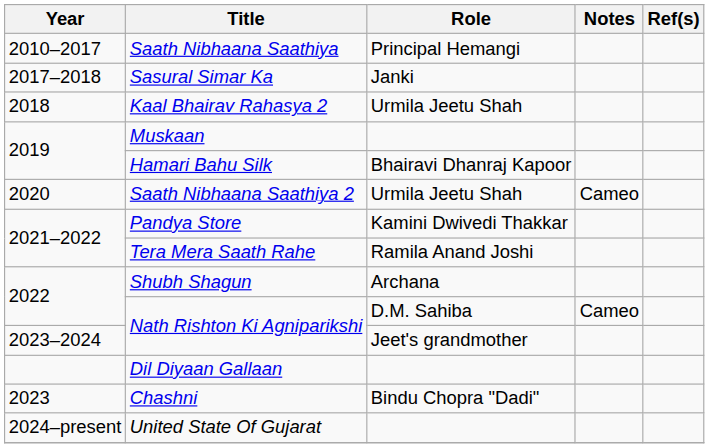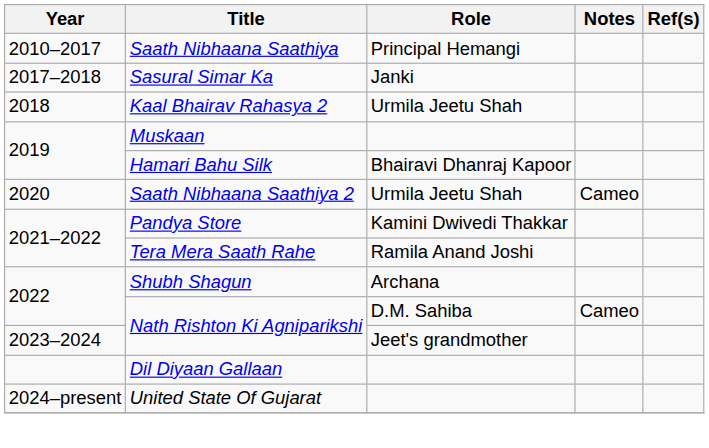- row: (29, 398)
